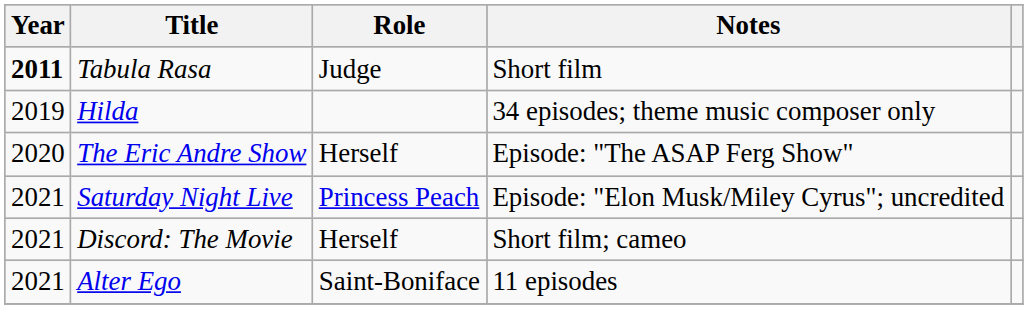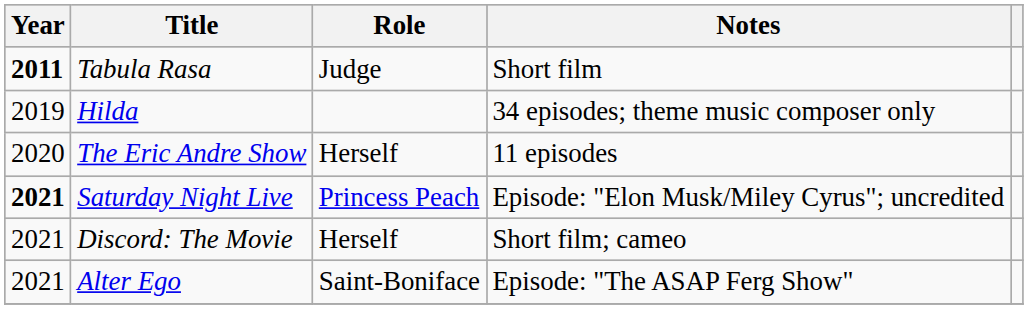(673, 153) Episode: "The ASAP Ferg Show" -> (555, 153) 11 episodes
(38, 196) normal -> (38, 196) bold
(555, 281) 11 episodes -> (673, 281) Episode: "The ASAP Ferg Show"
